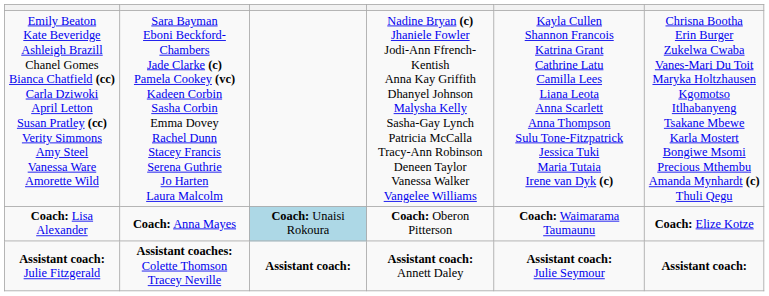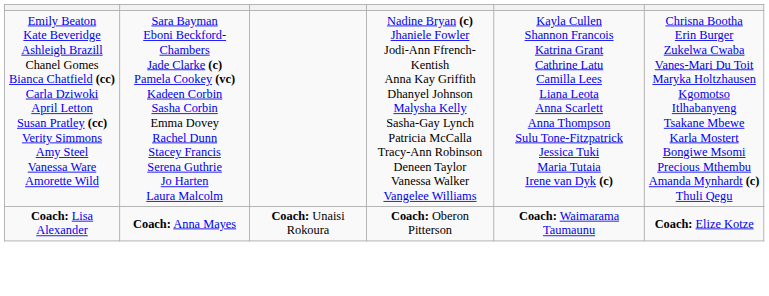(308, 224) lightblue background -> (308, 224) no background
- row: (62, 266)
